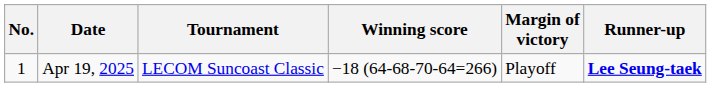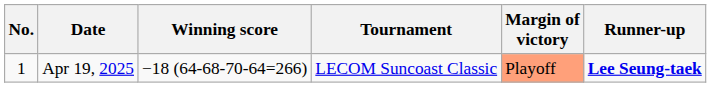columns swapped: (233, 29) <-> (414, 29)
(531, 68) no background -> (531, 68) lightsalmon background
